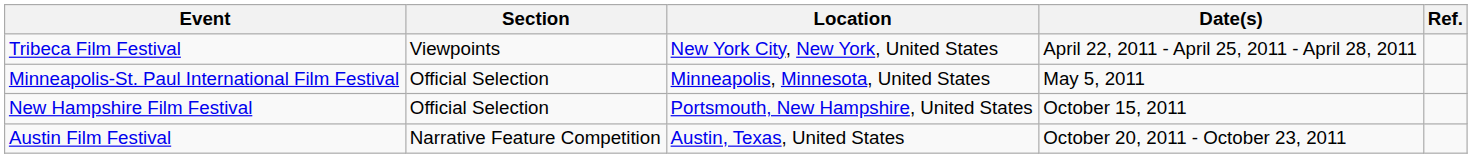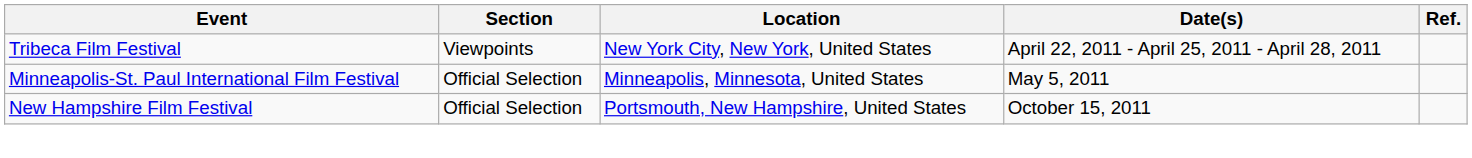- row: (90, 138)
